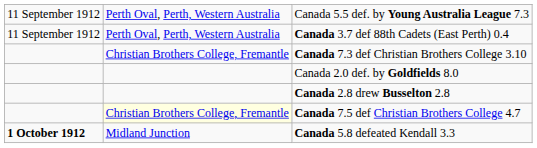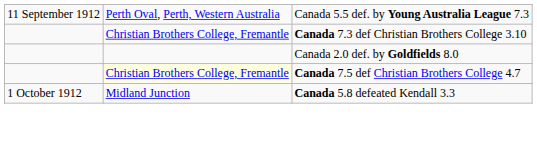- row: (402, 34)
- row: (372, 93)
(46, 133) bold -> (45, 93) normal
